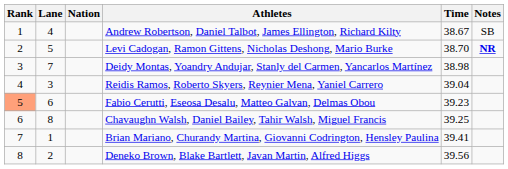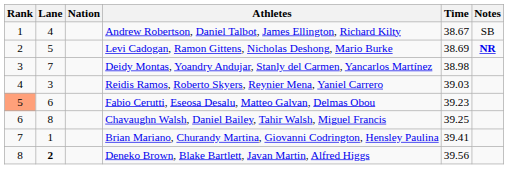(456, 48) 38.70 -> (456, 48) 38.69
(456, 84) 39.04 -> (456, 84) 39.03
(50, 155) normal -> (50, 155) bold
